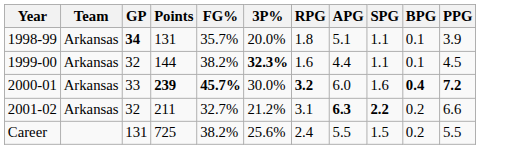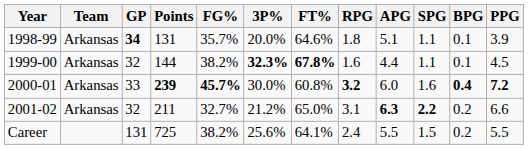+ column: (315, 16)
